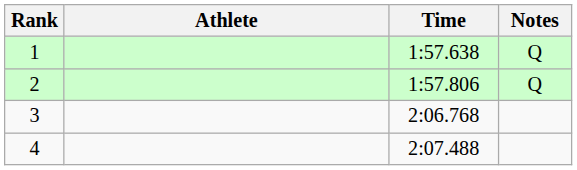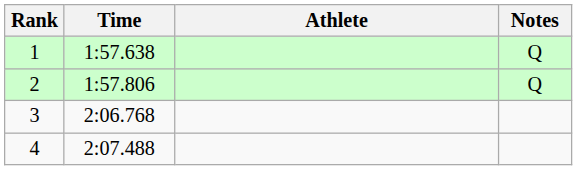columns swapped: (226, 20) <-> (444, 20)
